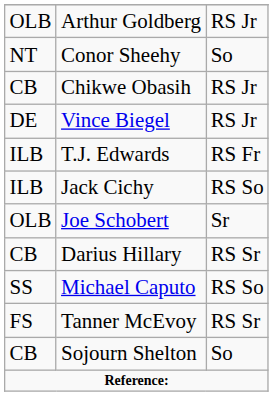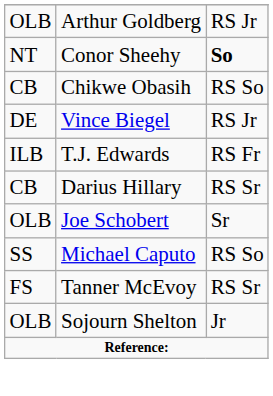(222, 54) normal -> (222, 54) bold
(234, 87) RS Jr -> (237, 87) RS So
- row: (107, 187)
rows swapped: (115, 220) <-> (121, 253)
(23, 353) CB -> (30, 320) OLB
(222, 353) So -> (218, 320) Jr
